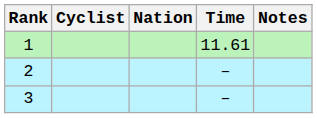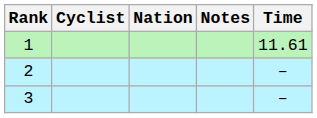columns swapped: (225, 18) <-> (283, 18)
